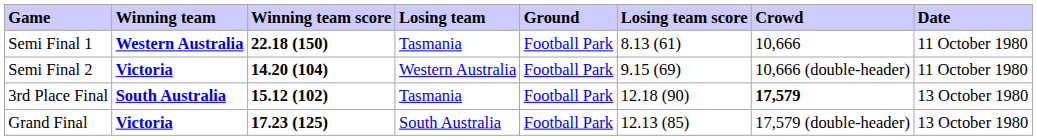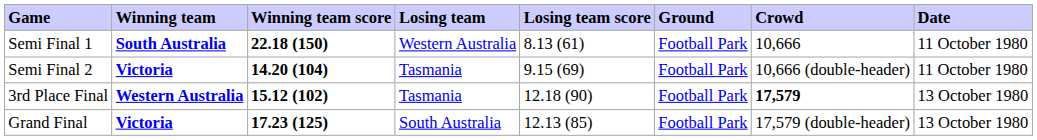columns swapped: (684, 17) <-> (552, 17)
(180, 43) Western Australia -> (171, 43) South Australia
(430, 43) Tasmania -> (458, 43) Western Australia
(458, 69) Western Australia -> (430, 69) Tasmania
(171, 95) South Australia -> (180, 95) Western Australia
